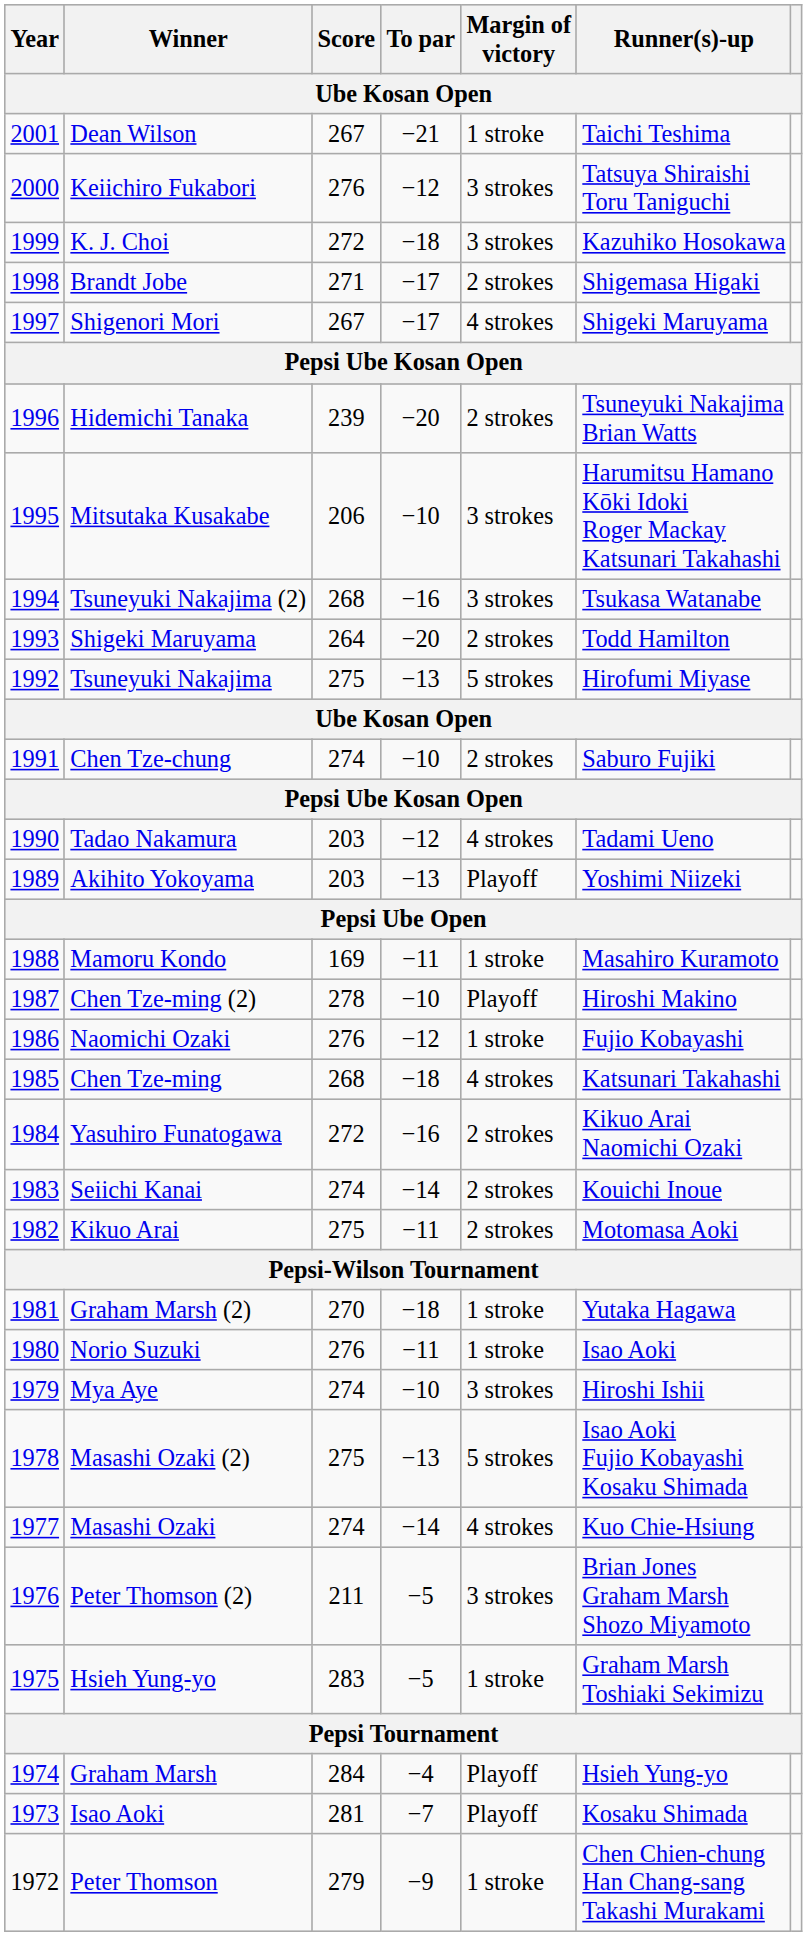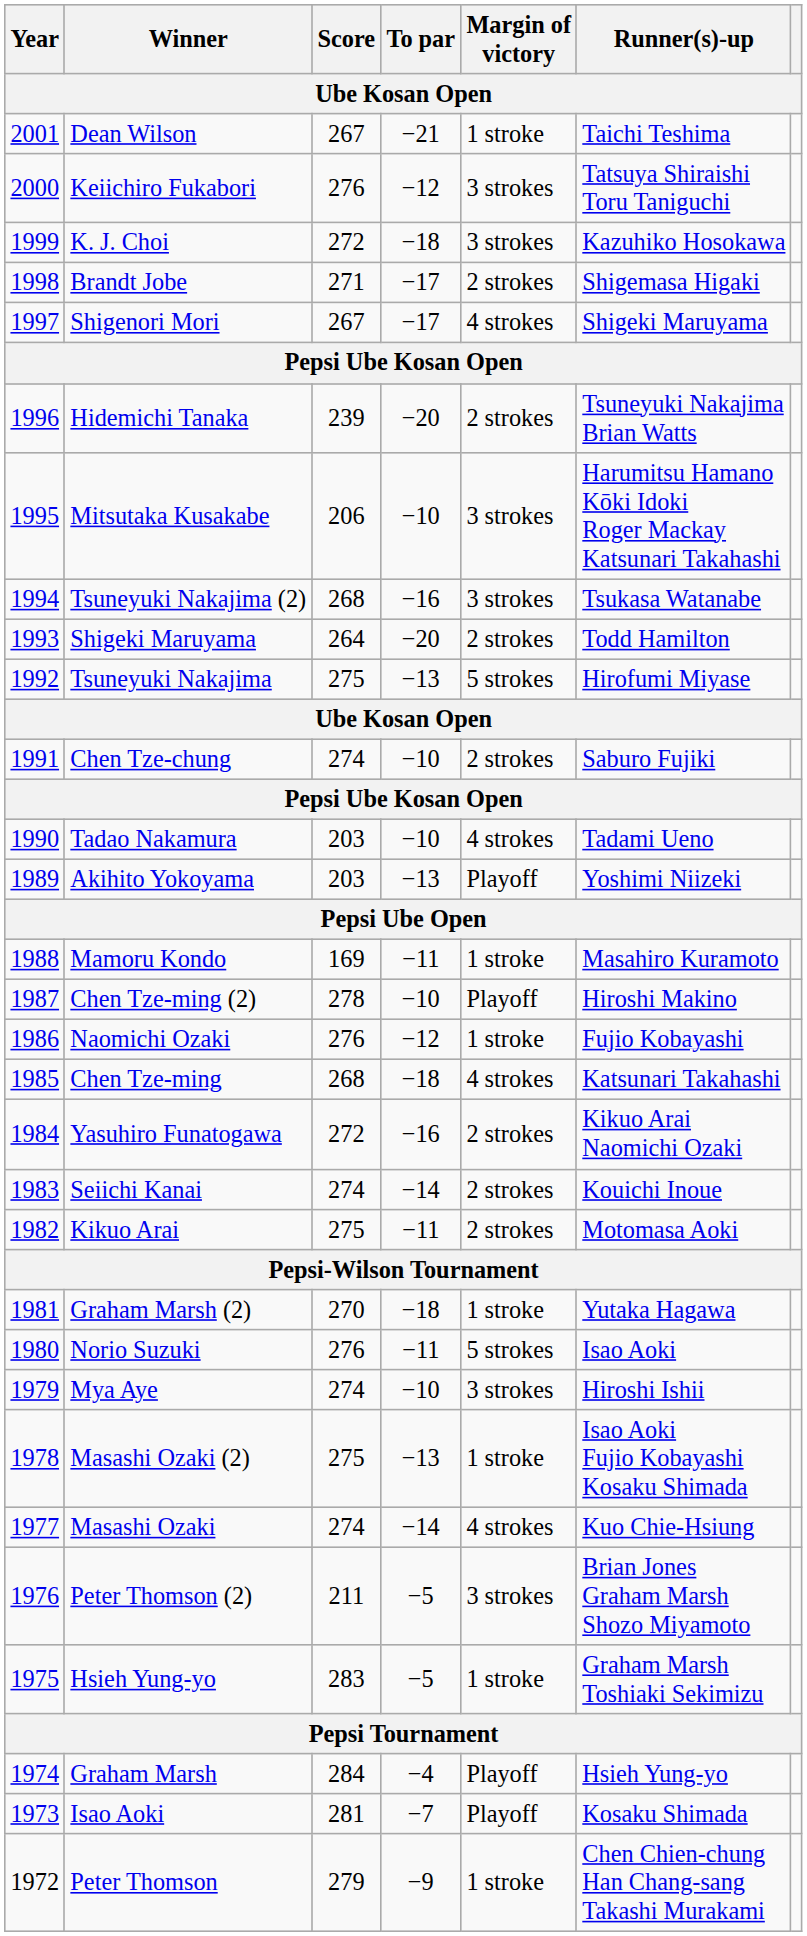(421, 839) −12 -> (421, 839) −10
(505, 1349) 1 stroke -> (510, 1349) 5 strokes
(510, 1458) 5 strokes -> (505, 1458) 1 stroke
